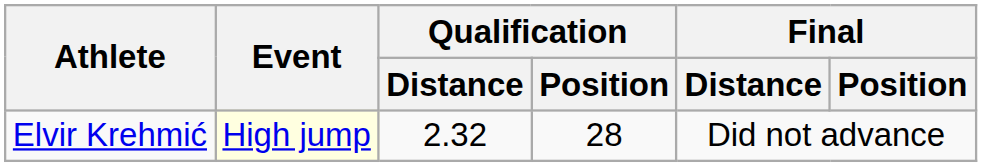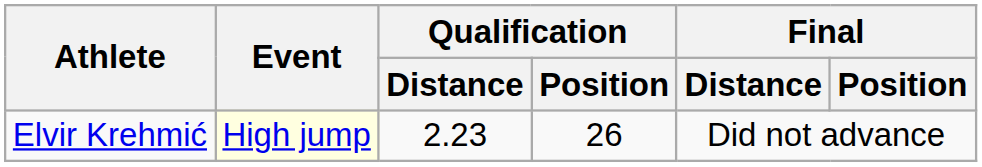(455, 136) 2.32 -> (455, 136) 2.23
(604, 136) 28 -> (604, 136) 26
